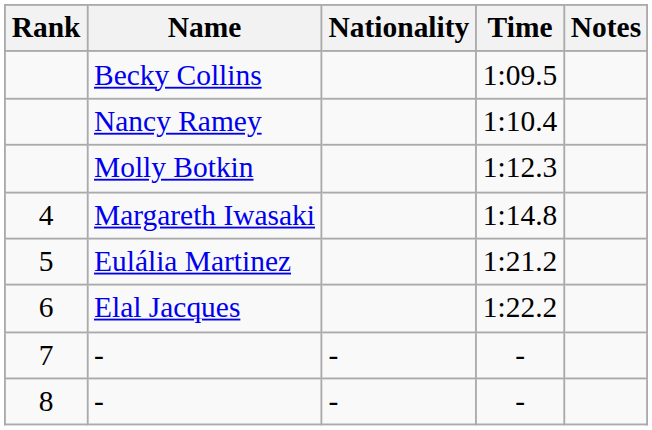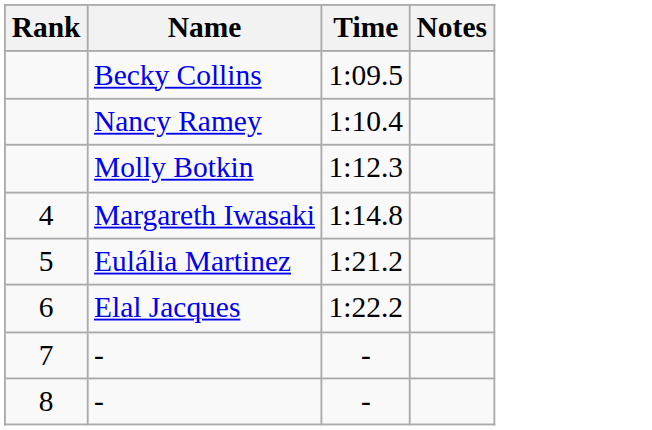- column: (399, 27)
